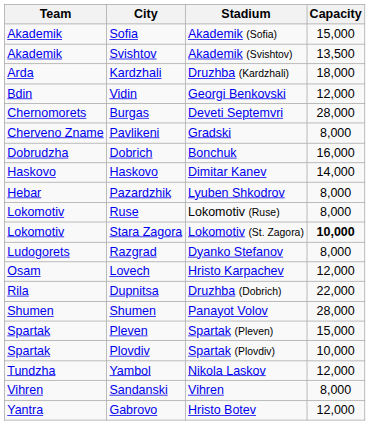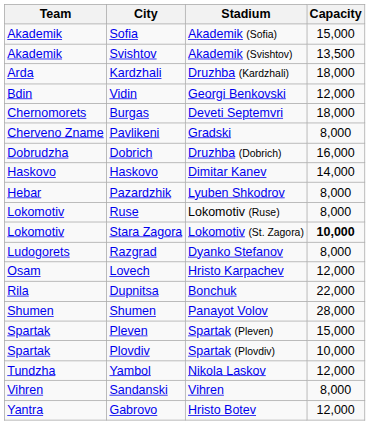(336, 113) 28,000 -> (336, 113) 18,000
(212, 152) Bonchuk -> (235, 152) Druzhba (Dobrich)
(235, 291) Druzhba (Dobrich) -> (212, 291) Bonchuk
